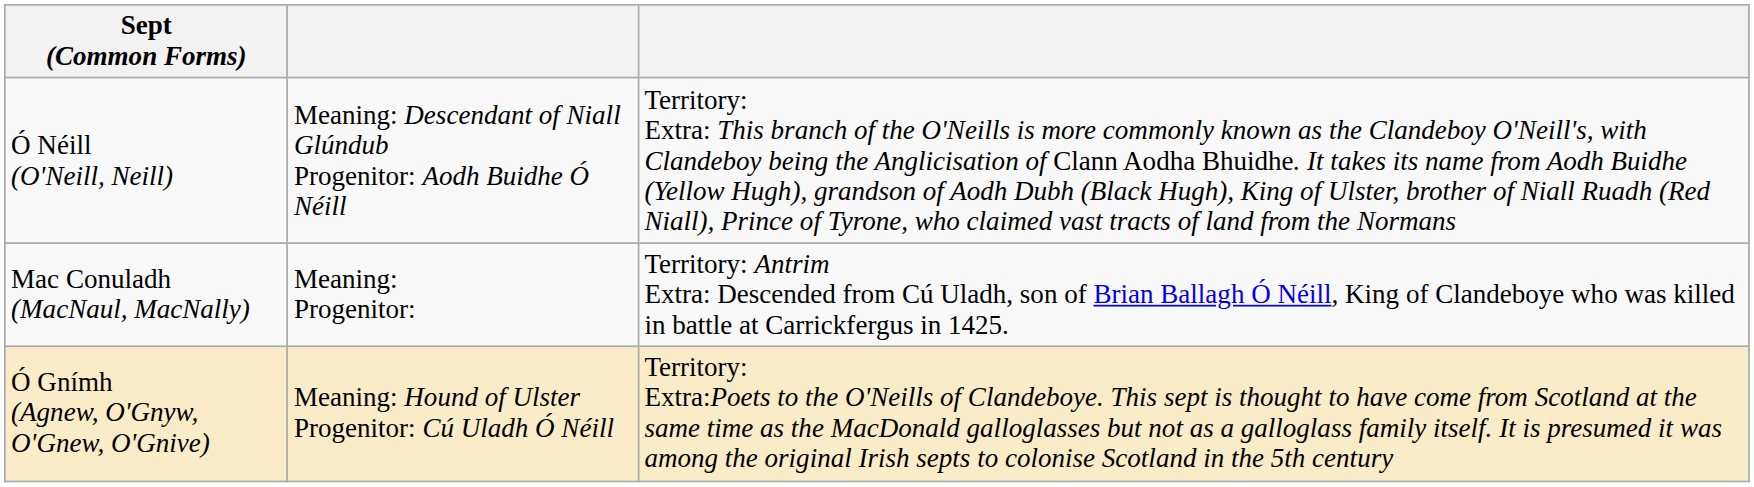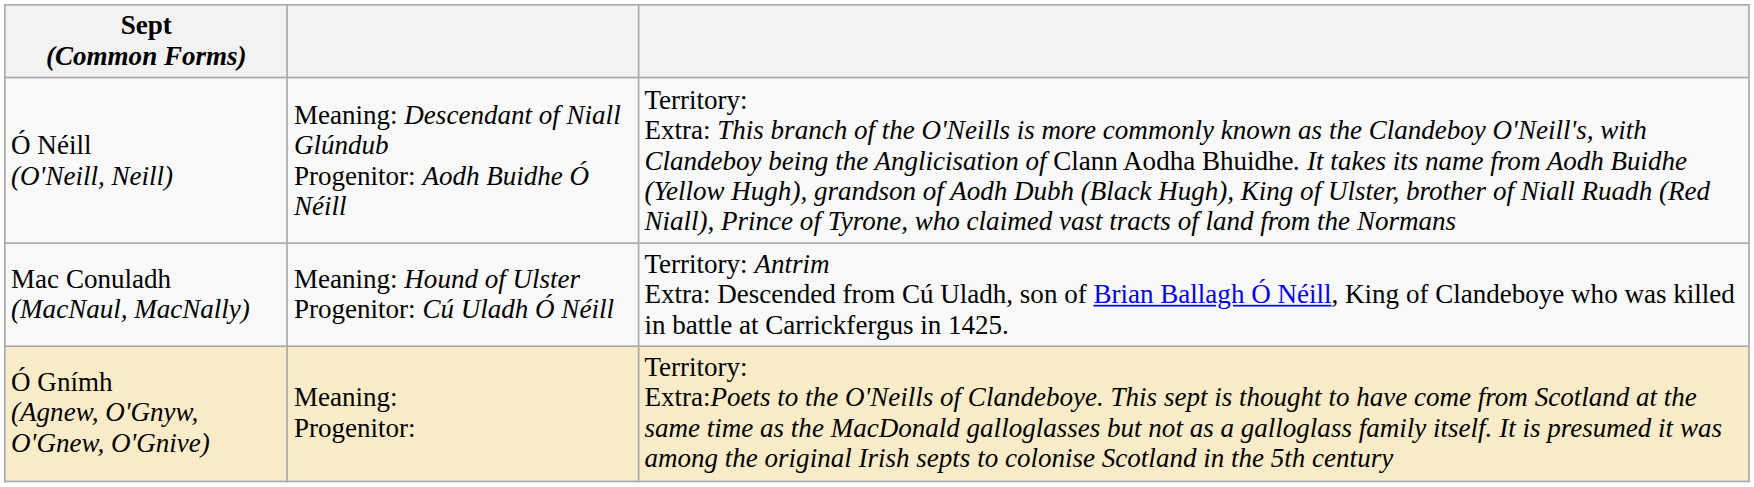(355, 294) Meaning: Progenitor: -> (454, 294) Meaning: Hound of Ulster Progenitor: Cú Uladh Ó Néill
(454, 413) Meaning: Hound of Ulster Progenitor: Cú Uladh Ó Néill -> (355, 413) Meaning: Progenitor:
